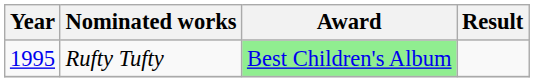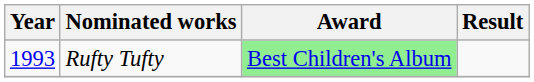(32, 58) 1995 -> (32, 58) 1993
